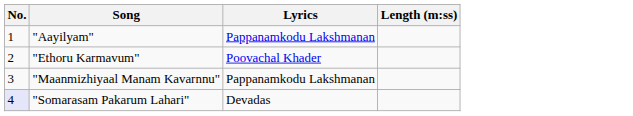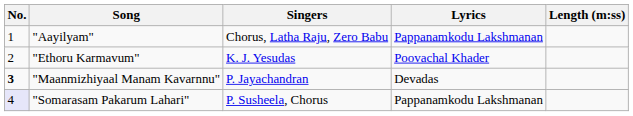+ column: (307, 15)
(11, 79) normal -> (11, 79) bold
(300, 79) Pappanamkodu Lakshmanan -> (416, 79) Devadas
(248, 100) Devadas -> (469, 100) Pappanamkodu Lakshmanan
